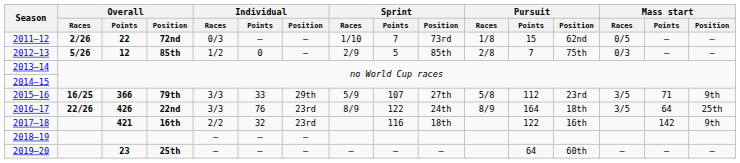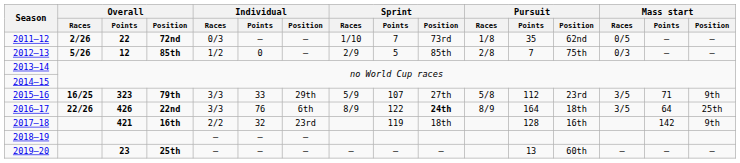(531, 39) 15 -> (531, 39) 35
(125, 95) 366 -> (125, 95) 323
(306, 109) 23rd -> (306, 109) 6th
(441, 109) normal -> (441, 109) bold
(396, 123) 116 -> (396, 123) 119
(531, 123) 122 -> (531, 123) 128
(531, 151) 64 -> (531, 151) 13
